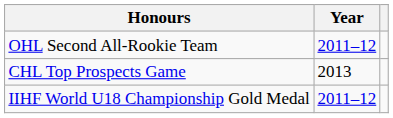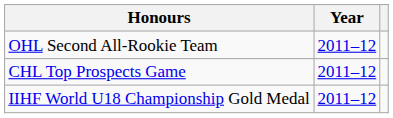(334, 71) 2013 -> (347, 71) 2011–12
